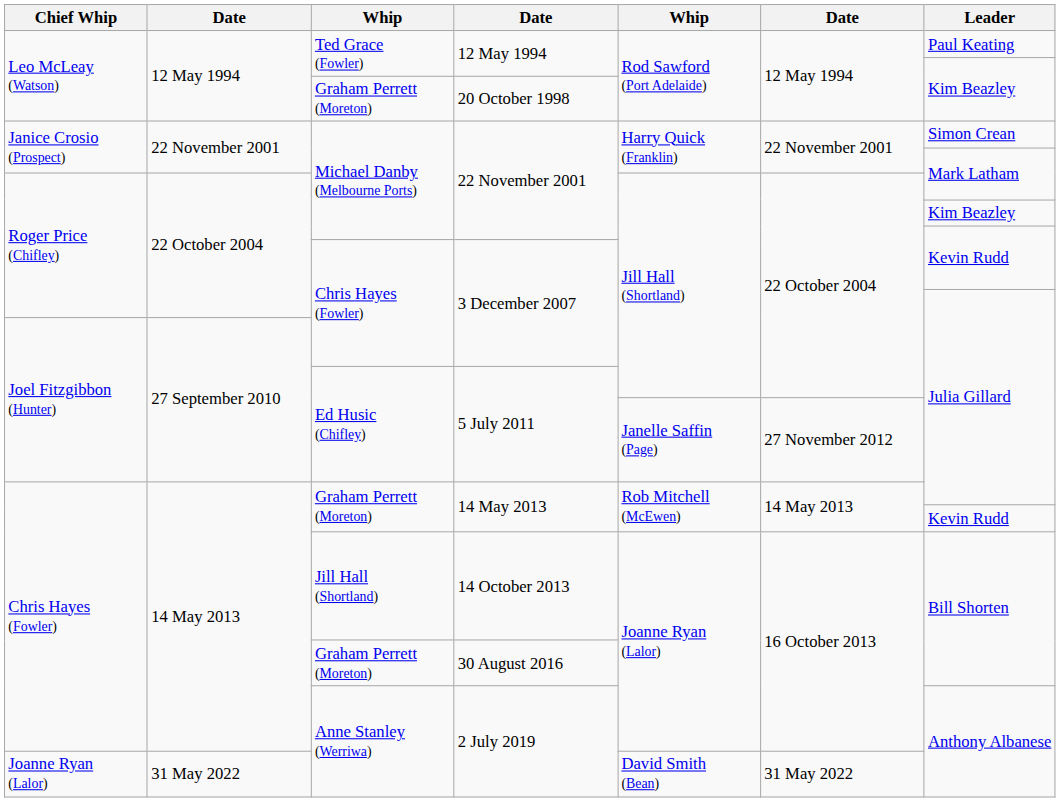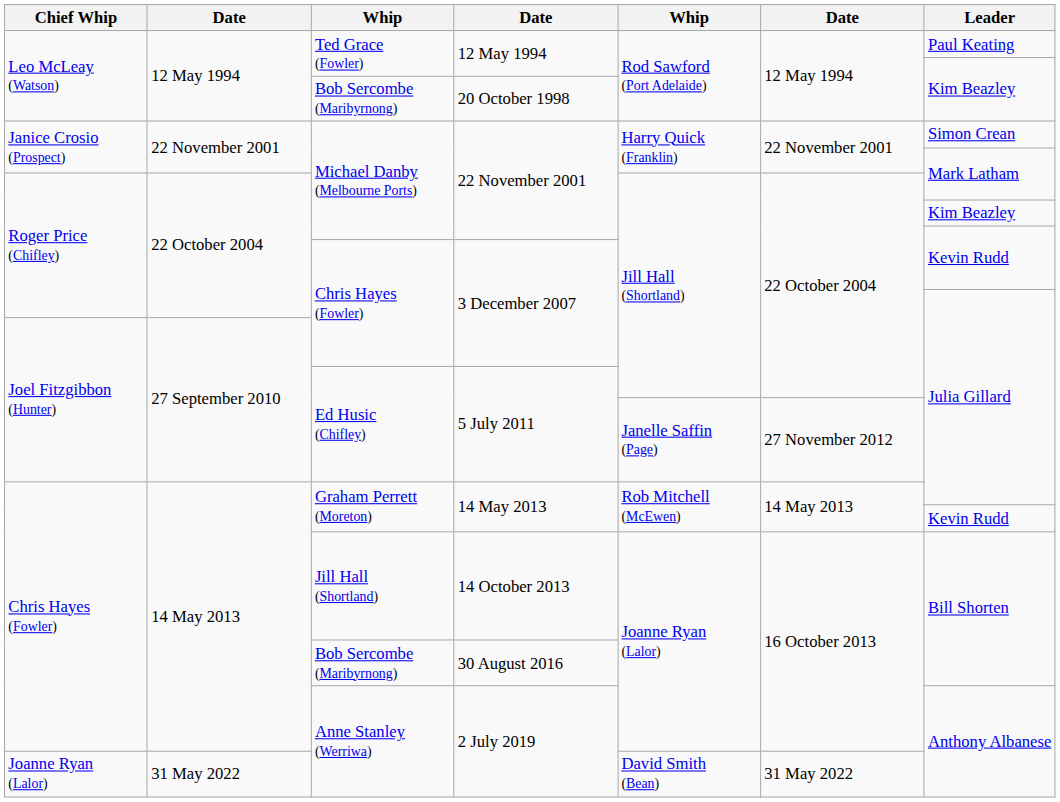(366, 98) Graham Perrett (Moreton) -> (364, 98) Bob Sercombe (Maribyrnong)
(366, 662) Graham Perrett (Moreton) -> (364, 662) Bob Sercombe (Maribyrnong)
